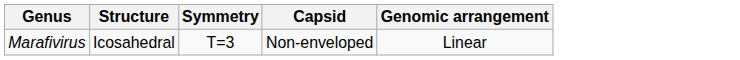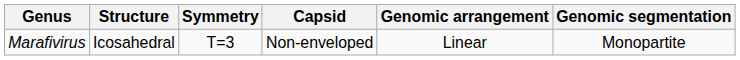+ column: (644, 17)
